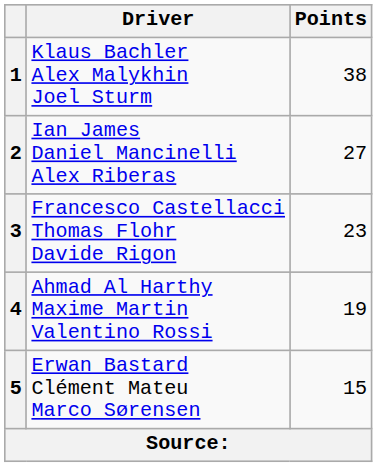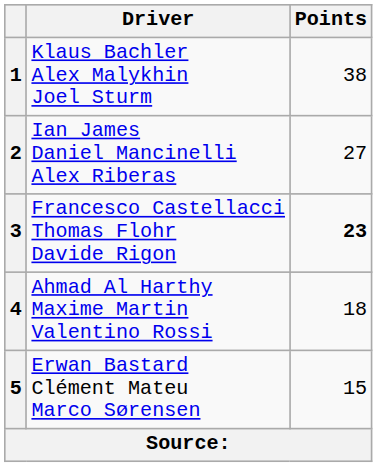(355, 233) normal -> (355, 233) bold
(355, 311) 19 -> (355, 311) 18
